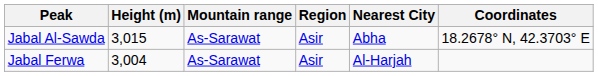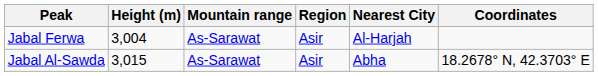rows swapped: (46, 60) <-> (56, 37)
